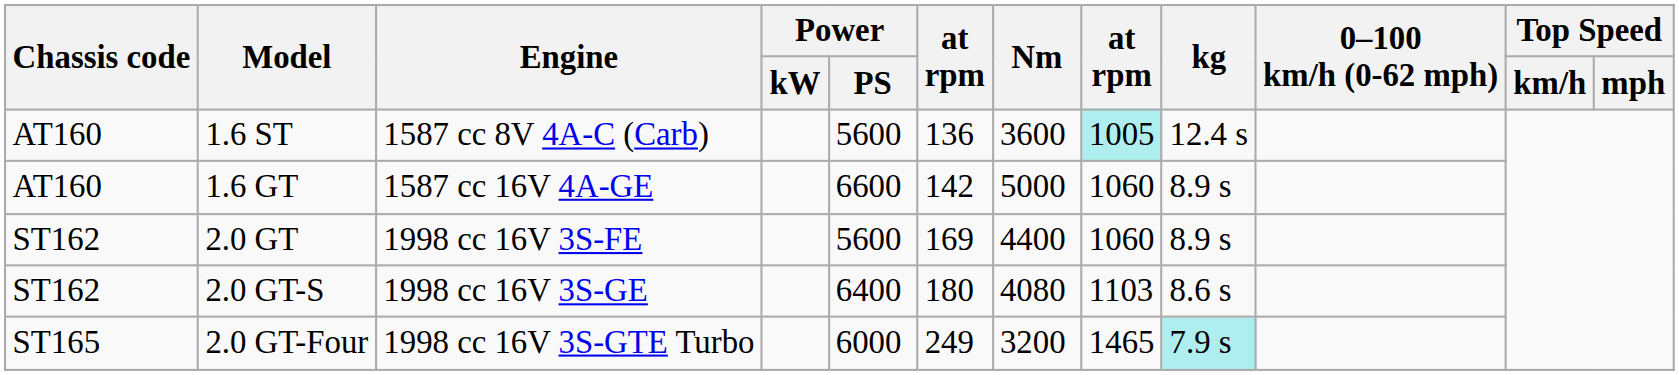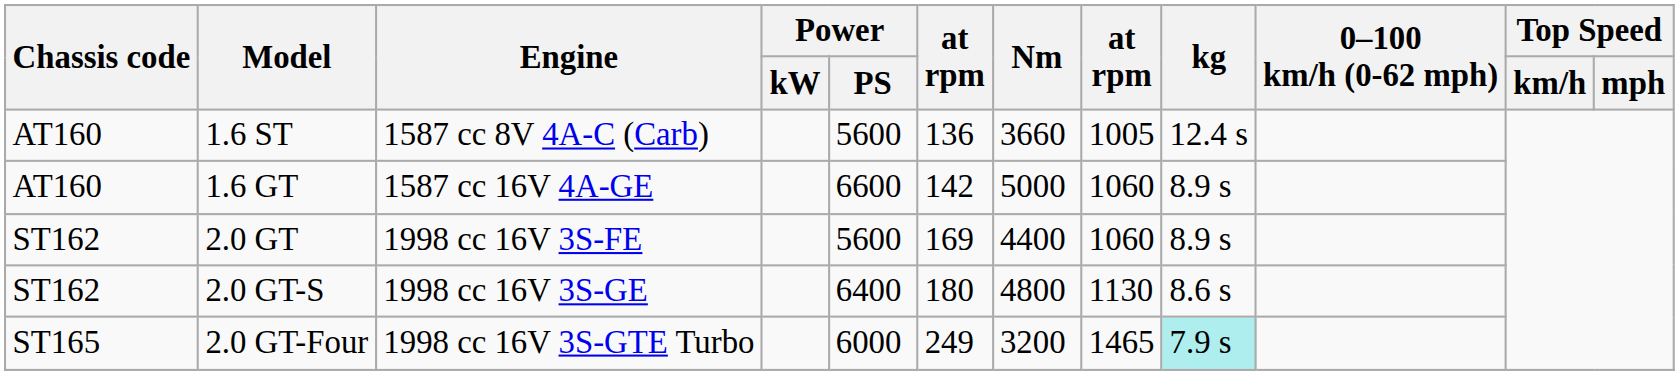(1037, 134) 3600 -> (1037, 134) 3660
(1122, 134) paleturquoise background -> (1122, 134) no background
(1037, 290) 4080 -> (1037, 290) 4800
(1121, 290) 1103 -> (1121, 290) 1130
